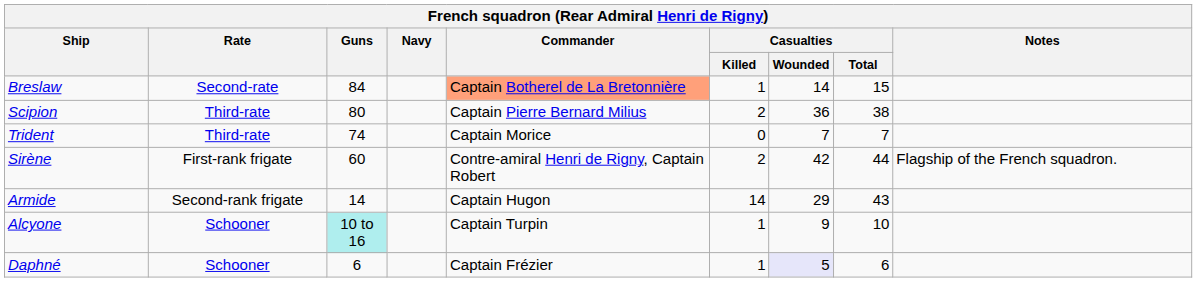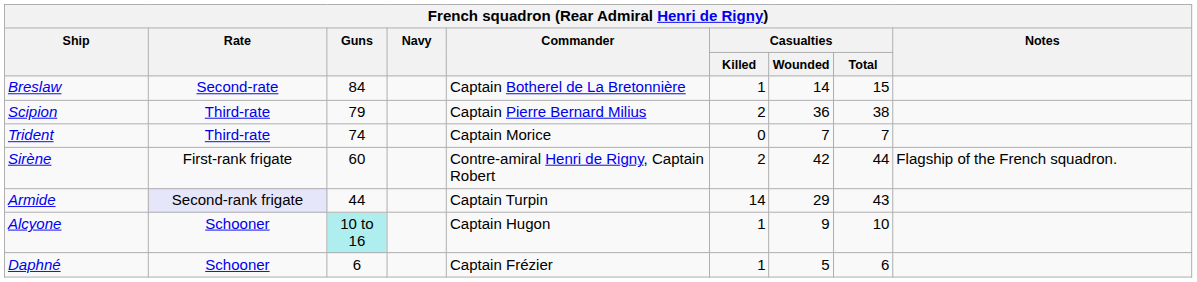(568, 87) lightsalmon background -> (568, 87) no background
(357, 111) 80 -> (357, 111) 79
(237, 200) no background -> (237, 200) lavender background
(357, 200) 14 -> (357, 200) 44
(500, 200) Captain Hugon -> (499, 200) Captain Turpin
(499, 224) Captain Turpin -> (500, 224) Captain Hugon
(826, 264) lavender background -> (826, 264) no background
